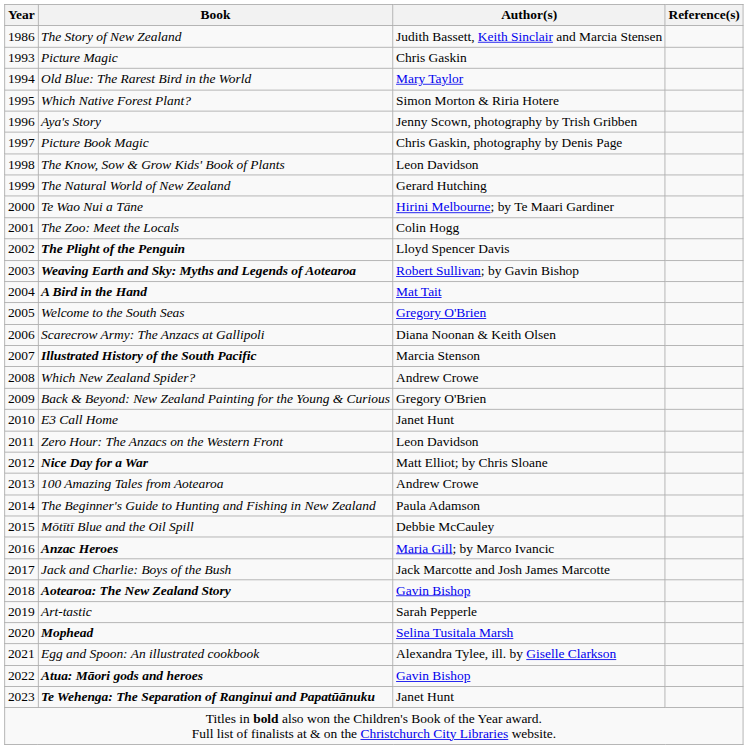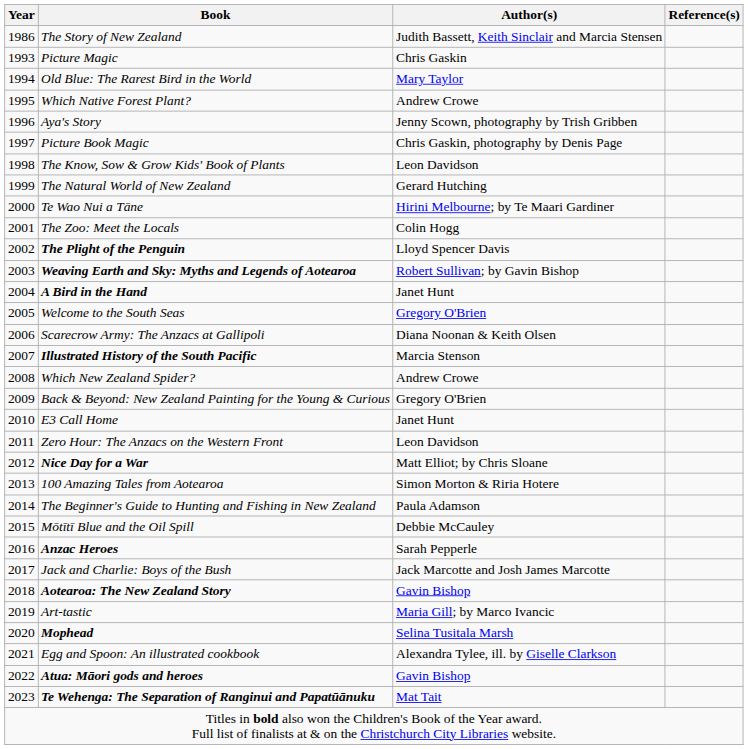(477, 100) Simon Morton & Riria Hotere -> (437, 100) Andrew Crowe
(419, 292) Mat Tait -> (425, 292) Janet Hunt
(437, 484) Andrew Crowe -> (477, 484) Simon Morton & Riria Hotere
(475, 548) Maria Gill; by Marco Ivancic -> (437, 548) Sarah Pepperle
(437, 611) Sarah Pepperle -> (475, 611) Maria Gill; by Marco Ivancic
(425, 697) Janet Hunt -> (419, 697) Mat Tait
